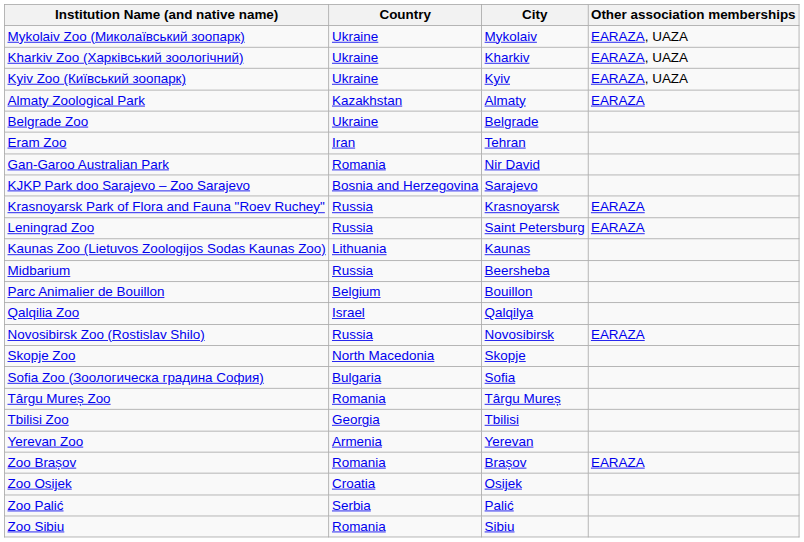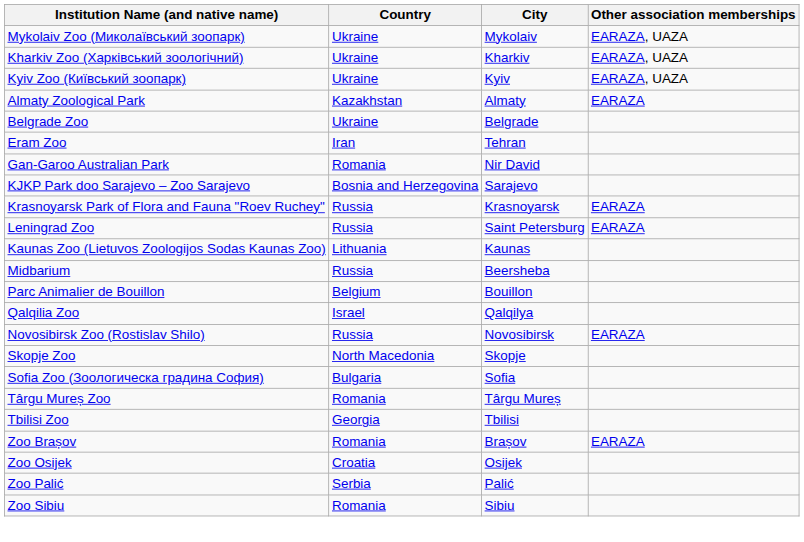- row: (45, 441)
